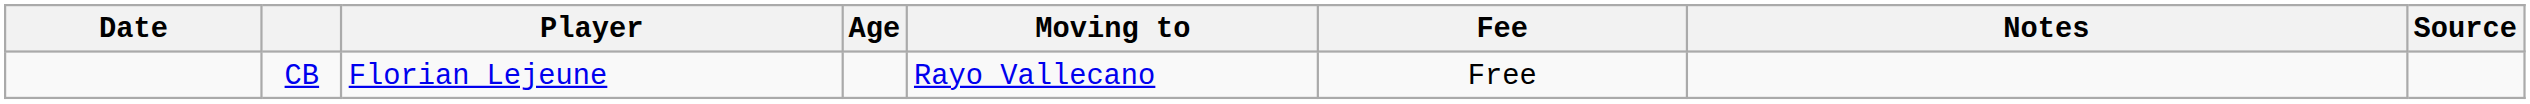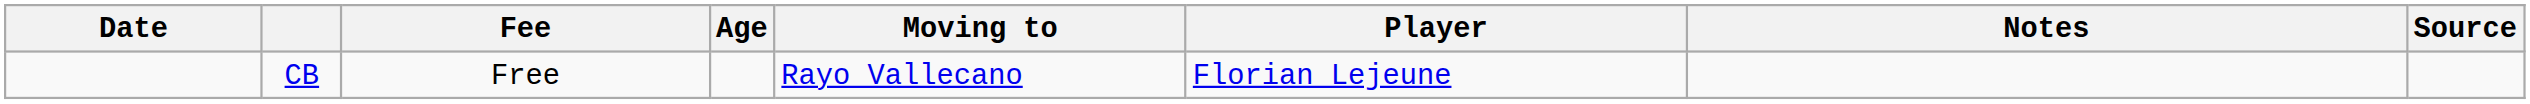columns swapped: (592, 29) <-> (1502, 29)
